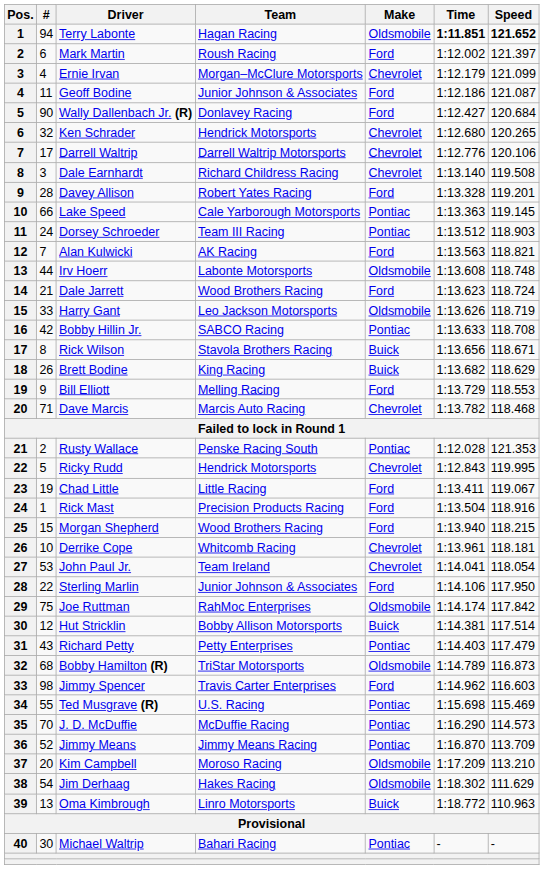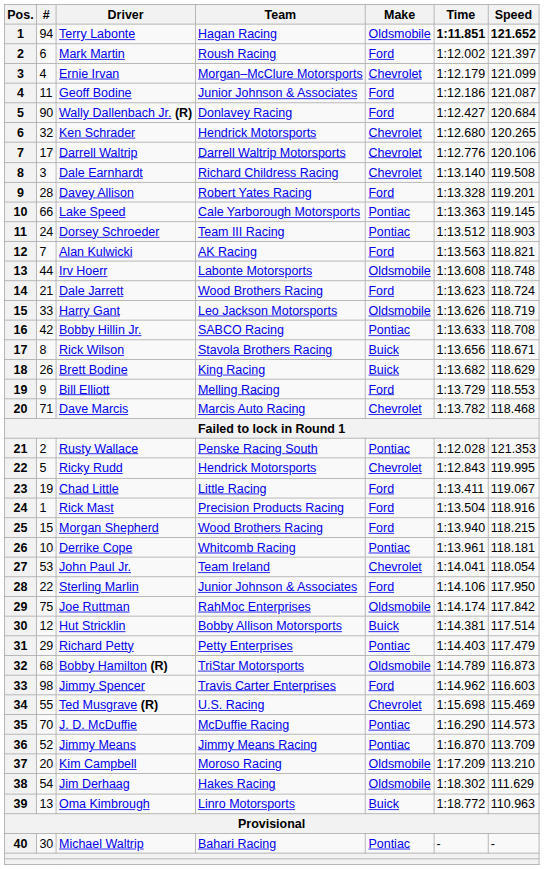(395, 547) Chevrolet -> (389, 547) Pontiac
(46, 646) 43 -> (46, 646) 29
(389, 705) Pontiac -> (395, 705) Chevrolet
